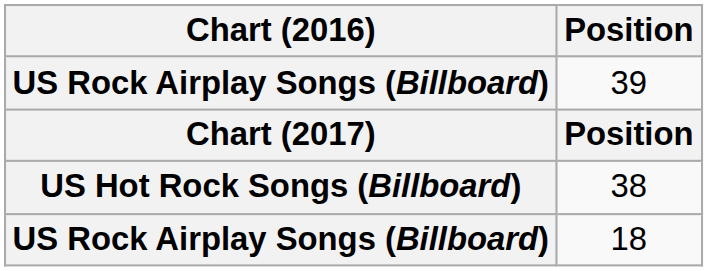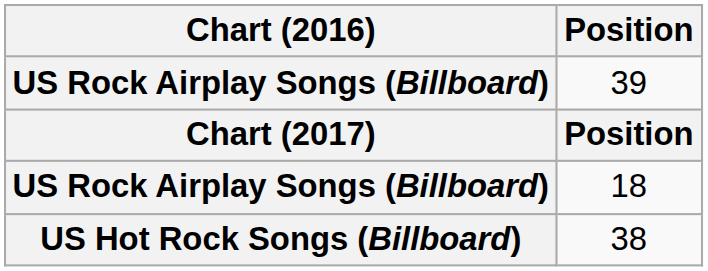rows swapped: (629, 186) <-> (629, 238)
